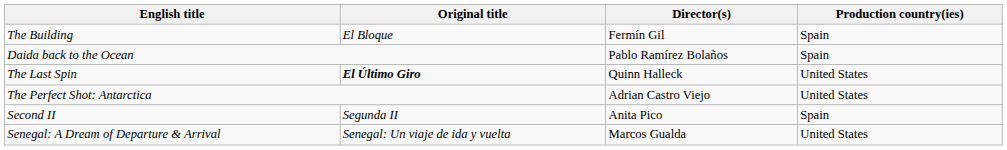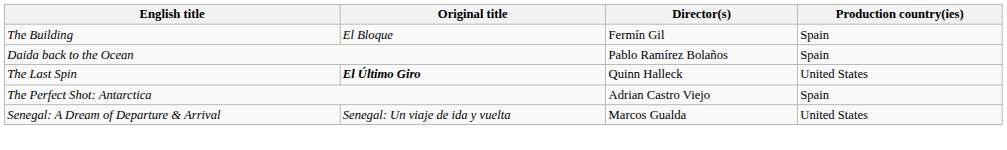(834, 94) United States -> (815, 94) Spain
- row: (31, 114)
